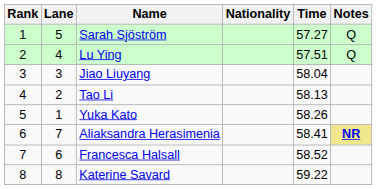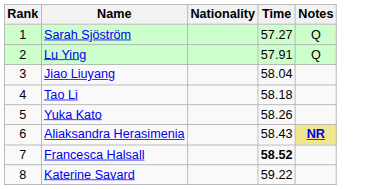- column: (59, 14)
(312, 54) 57.51 -> (277, 54) 57.91
(312, 94) 58.13 -> (277, 94) 58.18
(312, 134) 58.41 -> (277, 134) 58.43
(312, 154) normal -> (277, 154) bold
